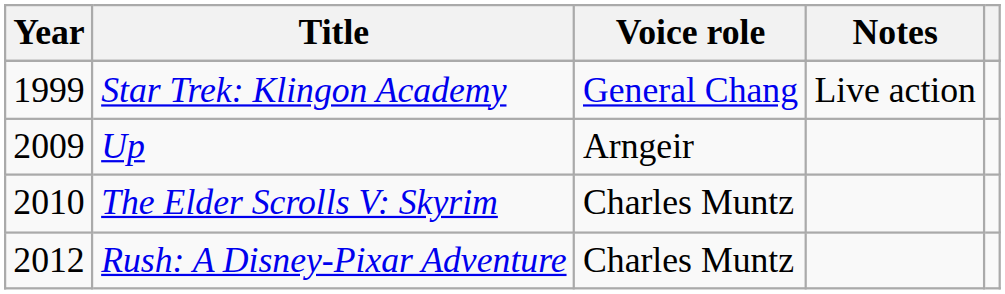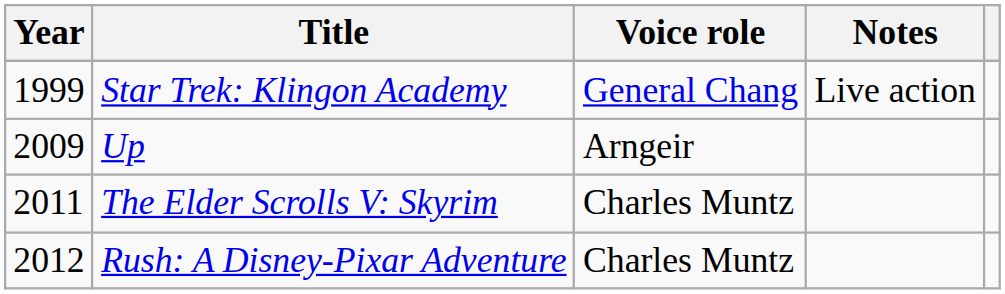(49, 202) 2010 -> (48, 202) 2011
